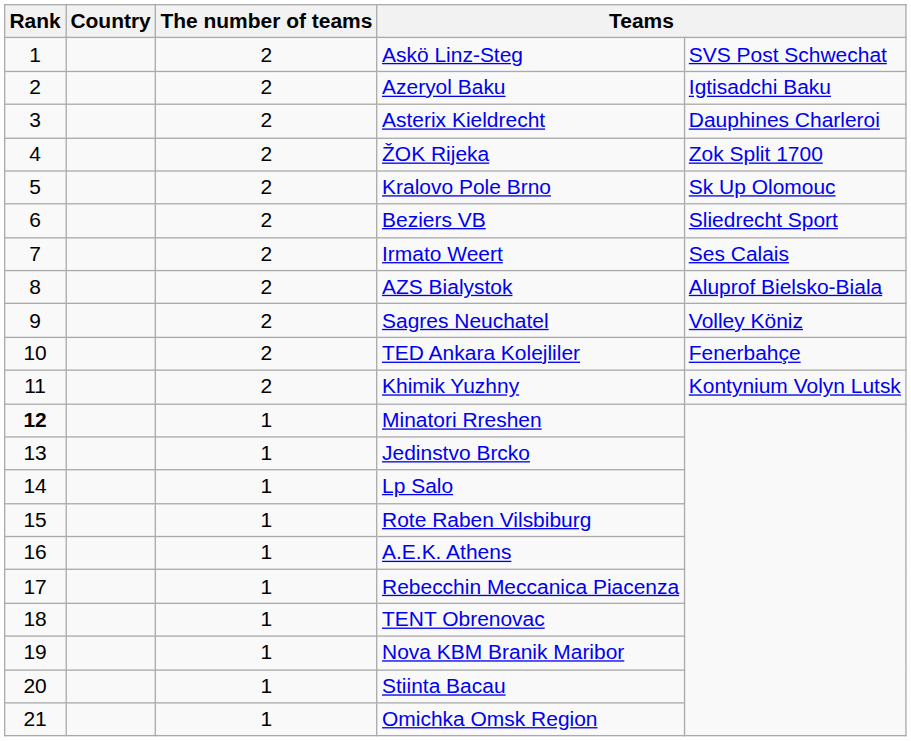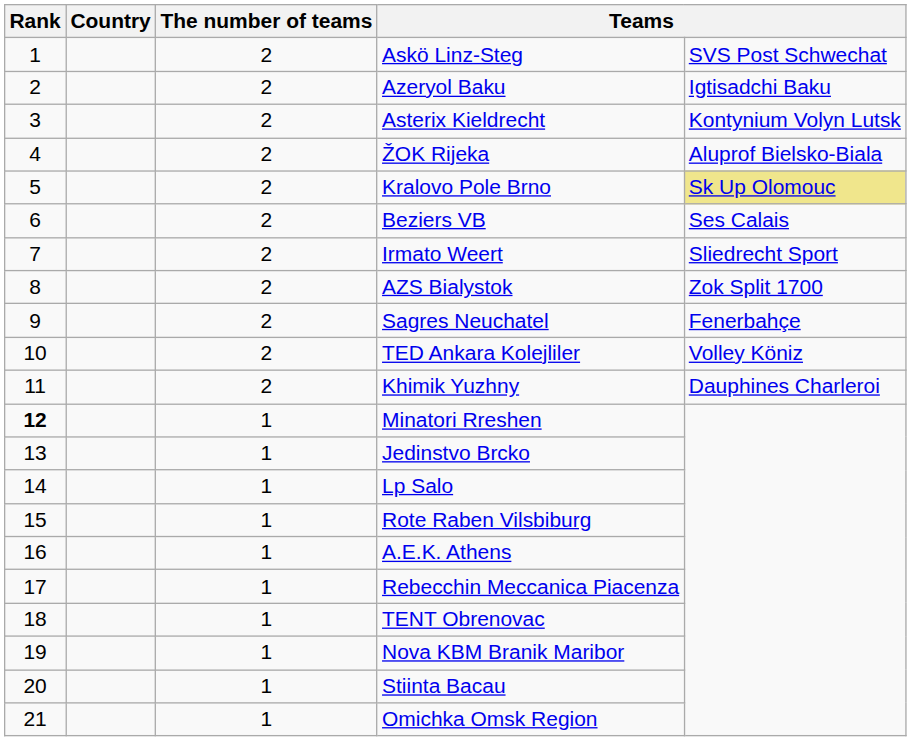(784, 120) Dauphines Charleroi -> (795, 120) Kontynium Volyn Lutsk
(756, 154) Zok Split 1700 -> (785, 154) Aluprof Bielsko-Biala
(762, 187) no background -> (762, 187) khaki background
(763, 220) Sliedrecht Sport -> (739, 220) Ses Calais
(739, 253) Ses Calais -> (763, 253) Sliedrecht Sport
(785, 287) Aluprof Bielsko-Biala -> (756, 287) Zok Split 1700
(746, 320) Volley Köniz -> (745, 320) Fenerbahçe
(745, 353) Fenerbahçe -> (746, 353) Volley Köniz
(795, 386) Kontynium Volyn Lutsk -> (784, 386) Dauphines Charleroi
